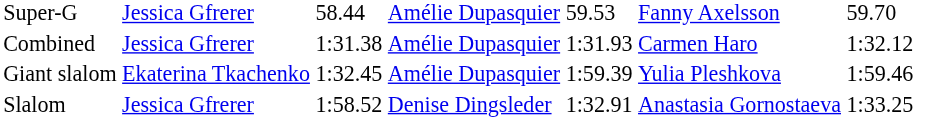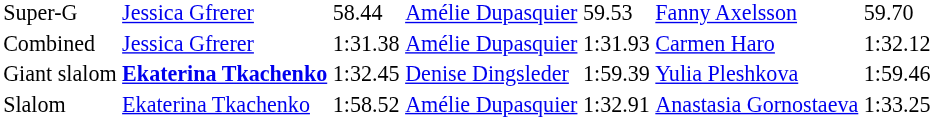(216, 74) normal -> (225, 74) bold
(474, 74) Amélie Dupasquier -> (487, 74) Denise Dingsleder
(188, 104) Jessica Gfrerer -> (216, 104) Ekaterina Tkachenko
(470, 104) Denise Dingsleder -> (491, 104) Amélie Dupasquier
